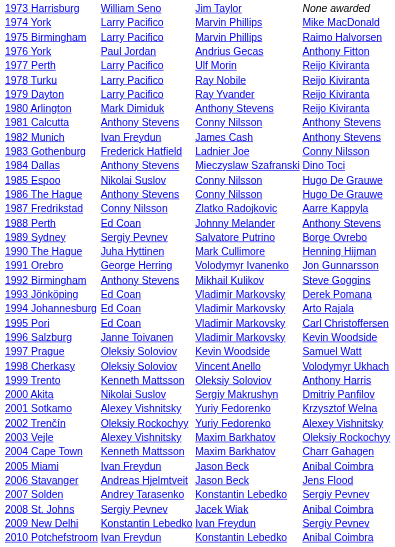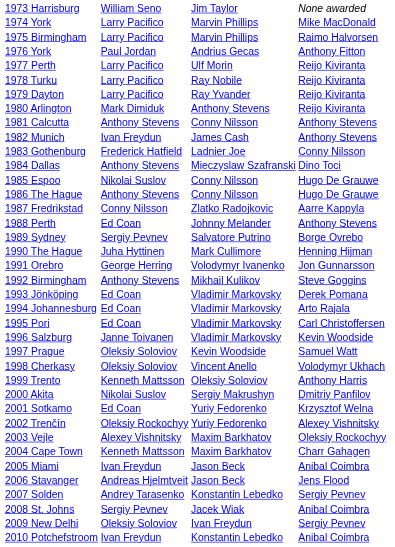(141, 409) Alexey Vishnitsky -> (121, 409) Ed Coan
(147, 523) Konstantin Lebedko -> (139, 523) Oleksiy Soloviov
